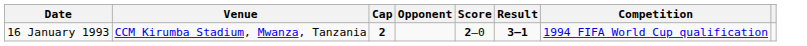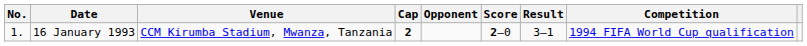+ column: (17, 14)
(518, 32) bold -> (543, 32) normal
